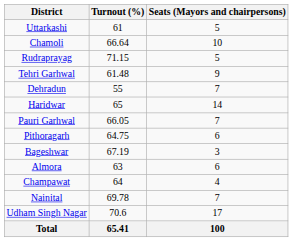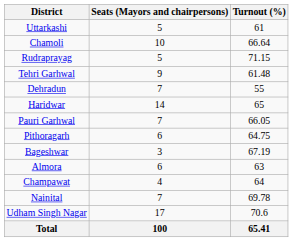columns swapped: (217, 12) <-> (118, 12)
